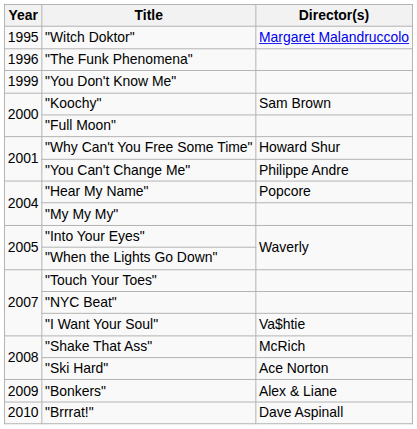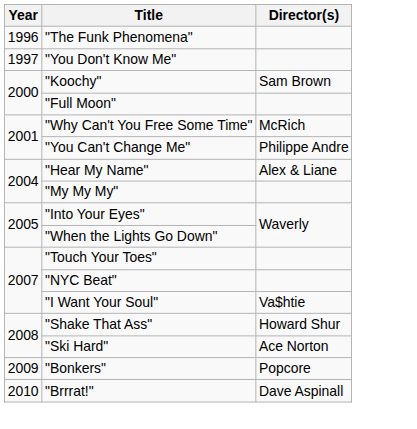- row: (90, 37)
(23, 81) 1999 -> (23, 59) 1997
(300, 147) Howard Shur -> (282, 125) McRich
(285, 192) Popcore -> (298, 170) Alex & Liane
(282, 346) McRich -> (300, 324) Howard Shur
(298, 390) Alex & Liane -> (285, 368) Popcore
